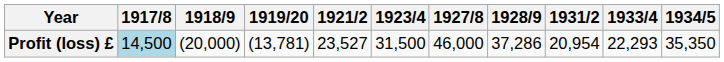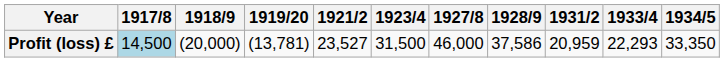(516, 43) 37,286 -> (516, 43) 37,586
(574, 43) 20,954 -> (574, 43) 20,959
(690, 43) 35,350 -> (690, 43) 33,350
